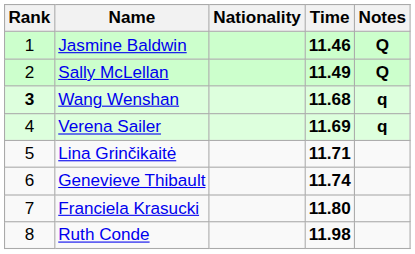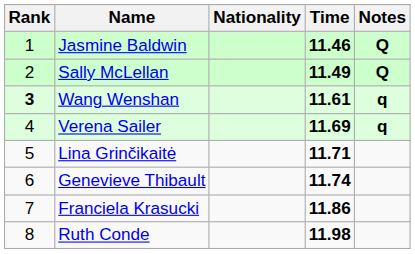(330, 99) 11.68 -> (330, 99) 11.61
(330, 208) 11.80 -> (330, 208) 11.86
